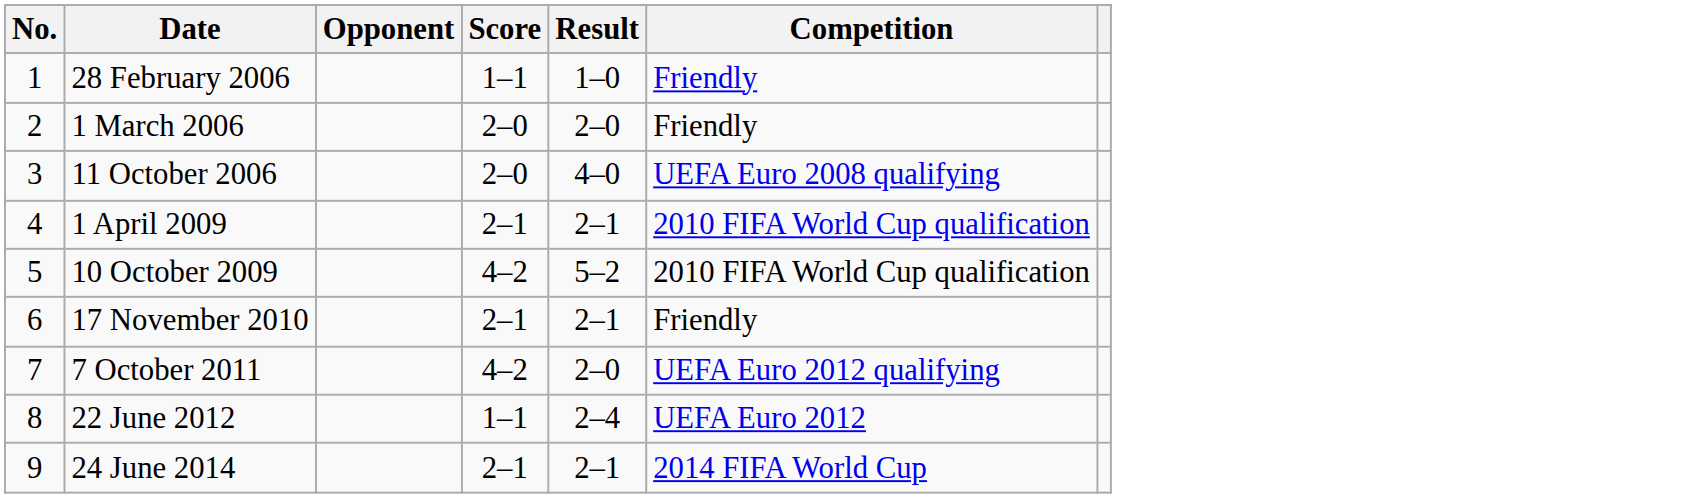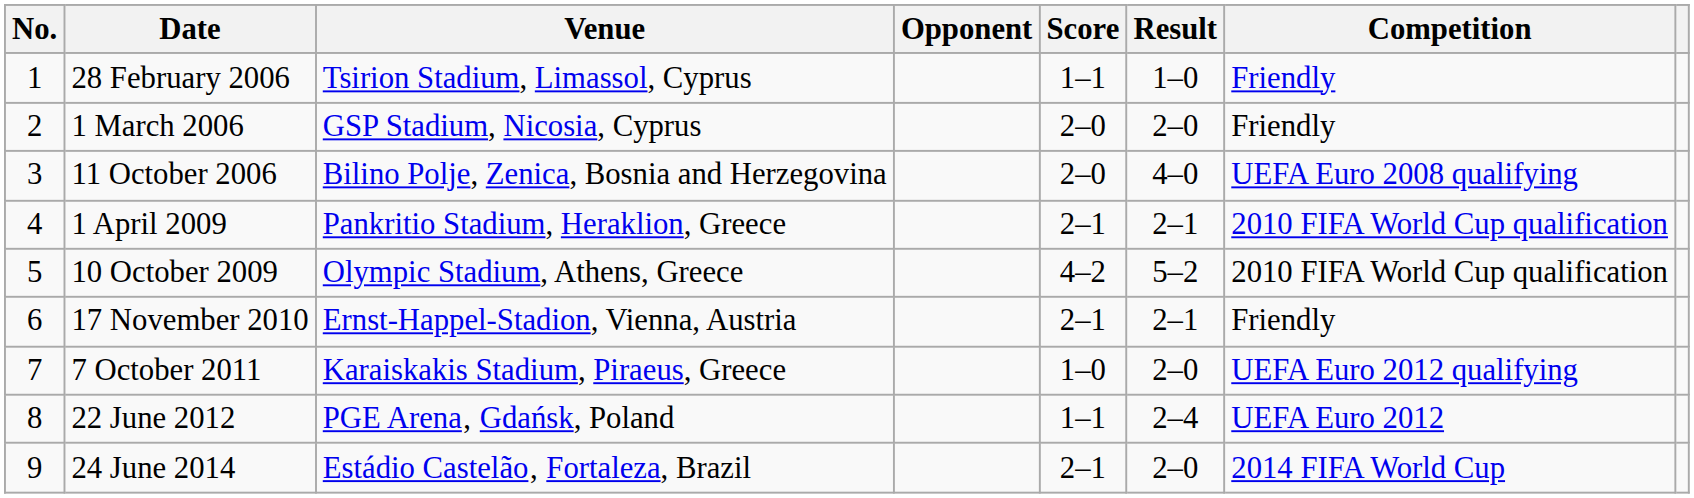+ column: (605, 28)
(505, 369) 4–2 -> (1083, 369) 1–0
(597, 467) 2–1 -> (1175, 467) 2–0
